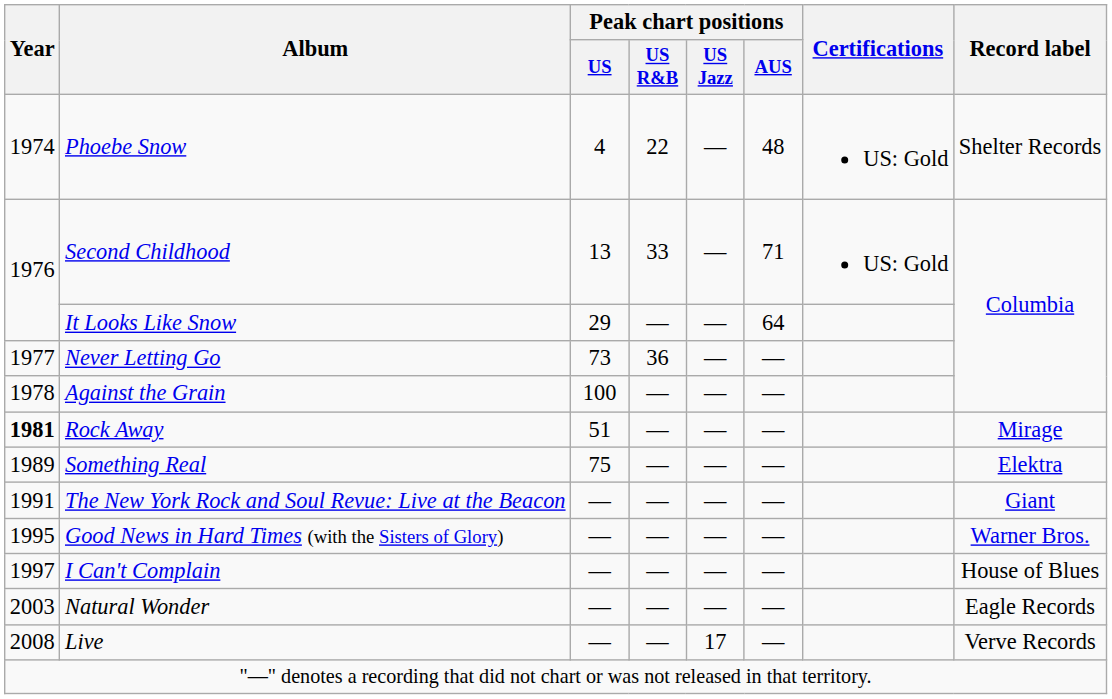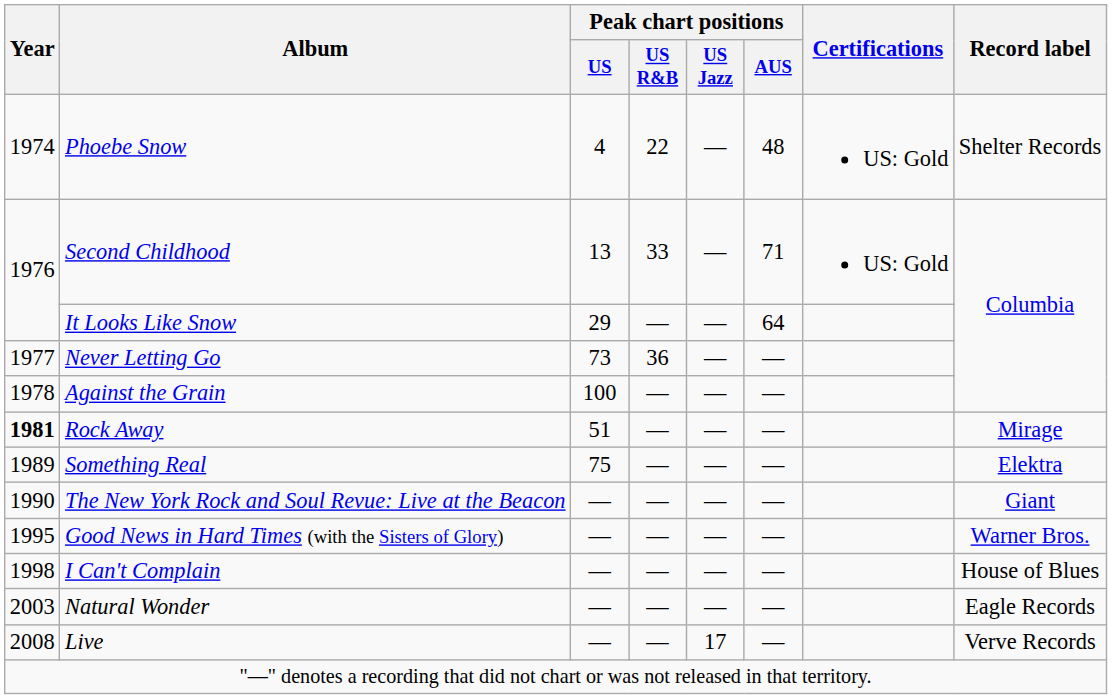(32, 500) 1991 -> (32, 500) 1990
(32, 571) 1997 -> (32, 571) 1998
